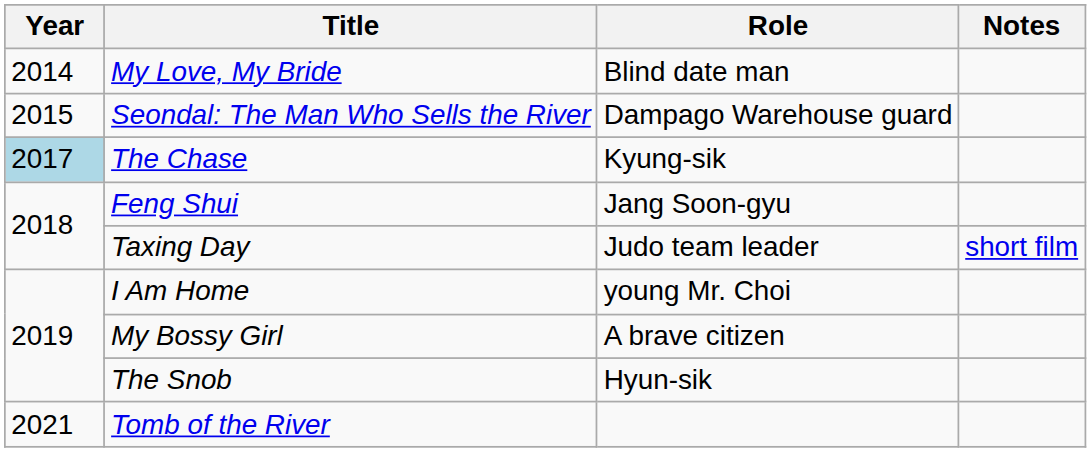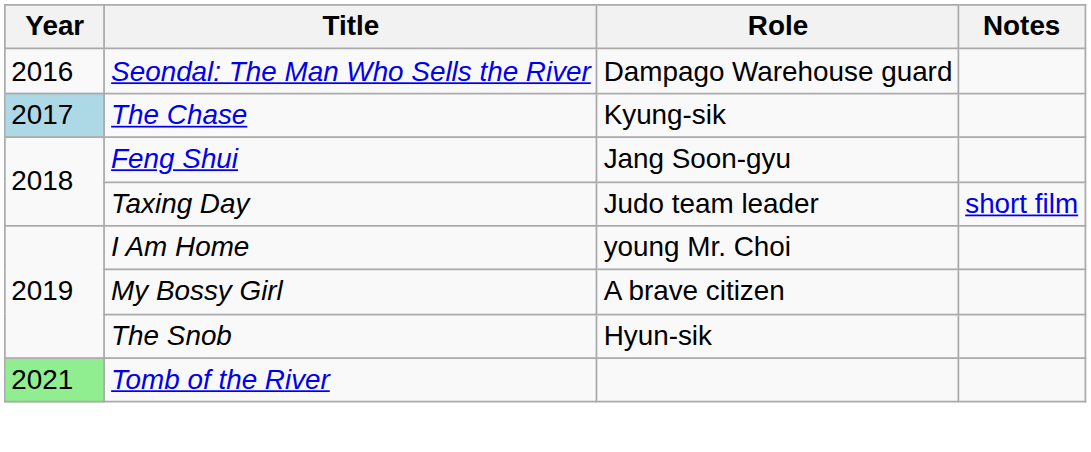- row: (226, 70)
(42, 114) 2015 -> (42, 70) 2016
(42, 423) no background -> (42, 379) lightgreen background
